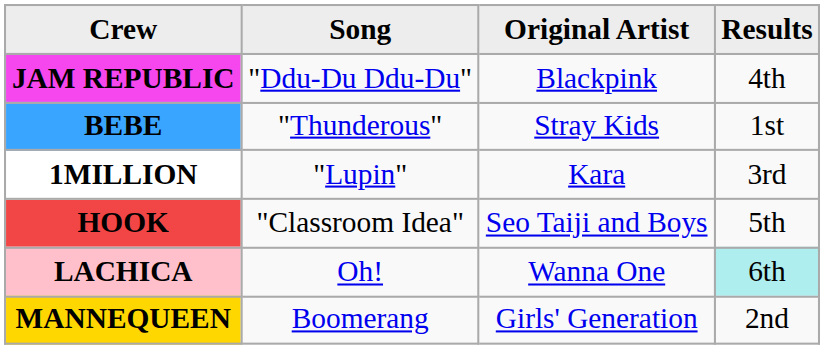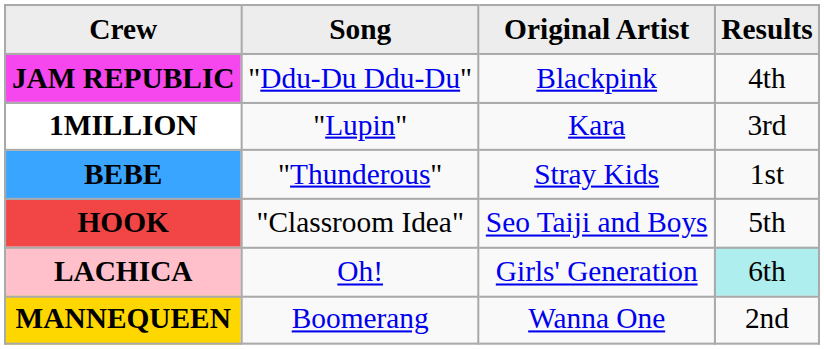rows swapped: (123, 126) <-> (123, 174)
(597, 271) Wanna One -> (597, 271) Girls' Generation
(597, 319) Girls' Generation -> (597, 319) Wanna One
